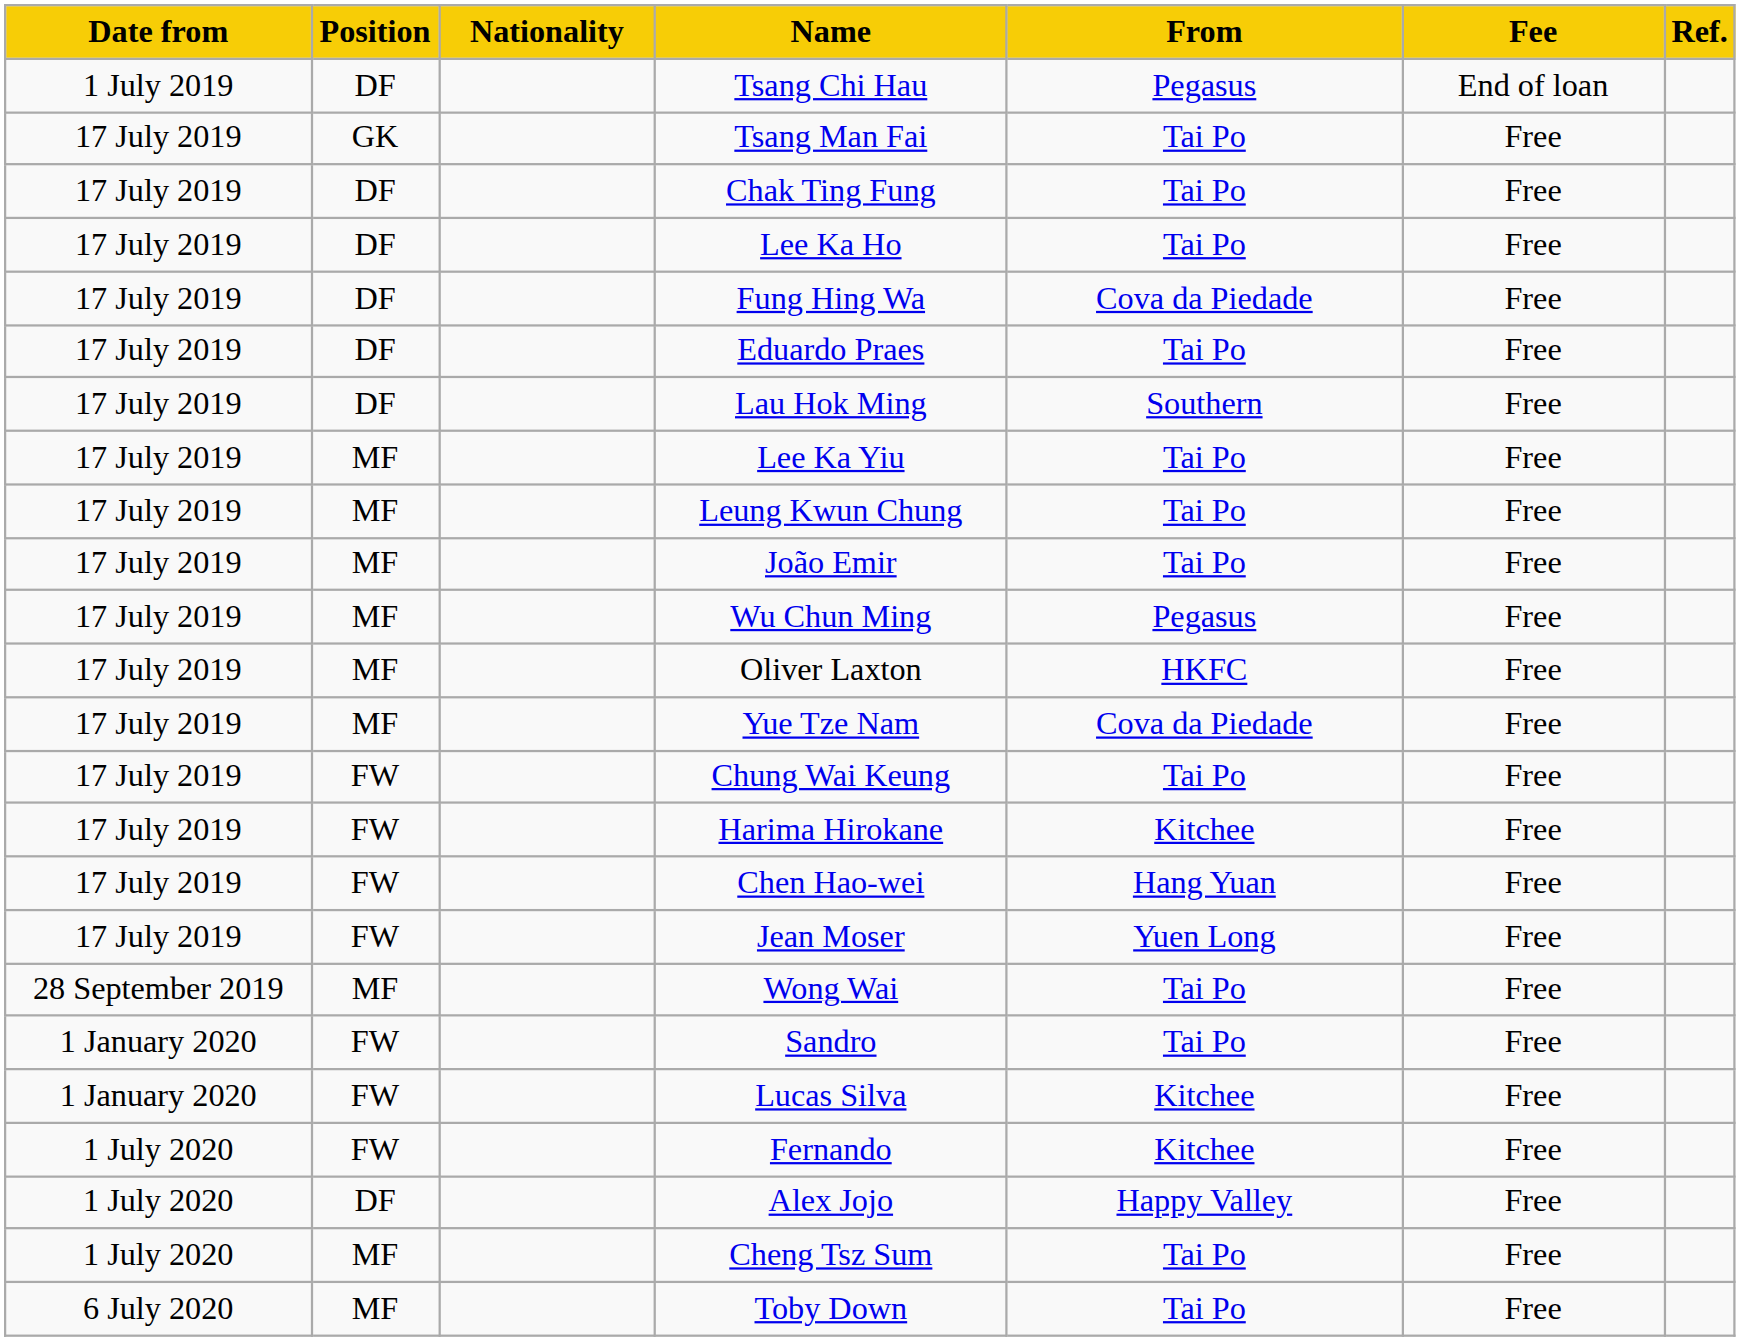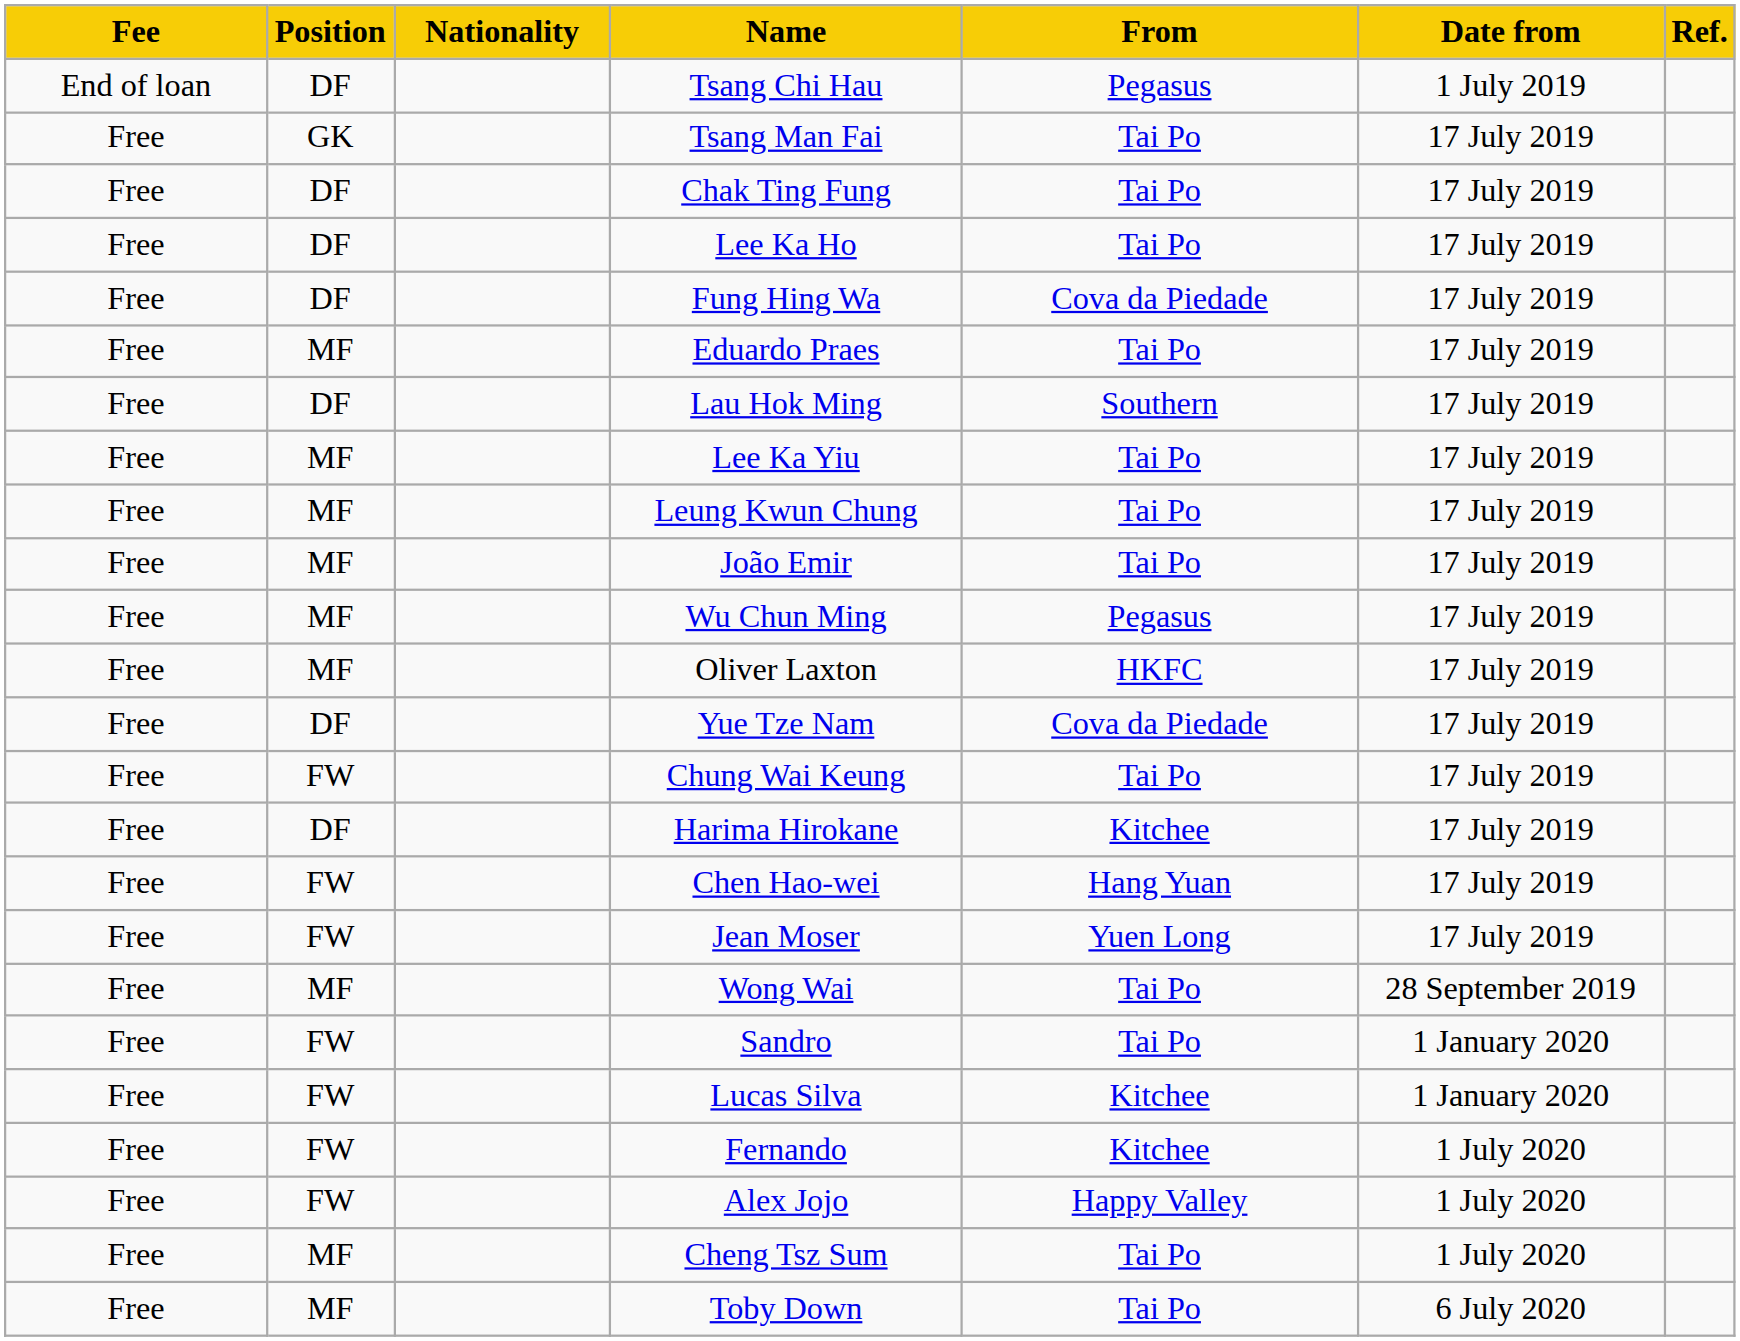columns swapped: (158, 31) <-> (1533, 31)
(375, 350) DF -> (330, 350) MF
(375, 723) MF -> (330, 723) DF
(375, 829) FW -> (330, 829) DF
(375, 1201) DF -> (330, 1201) FW
